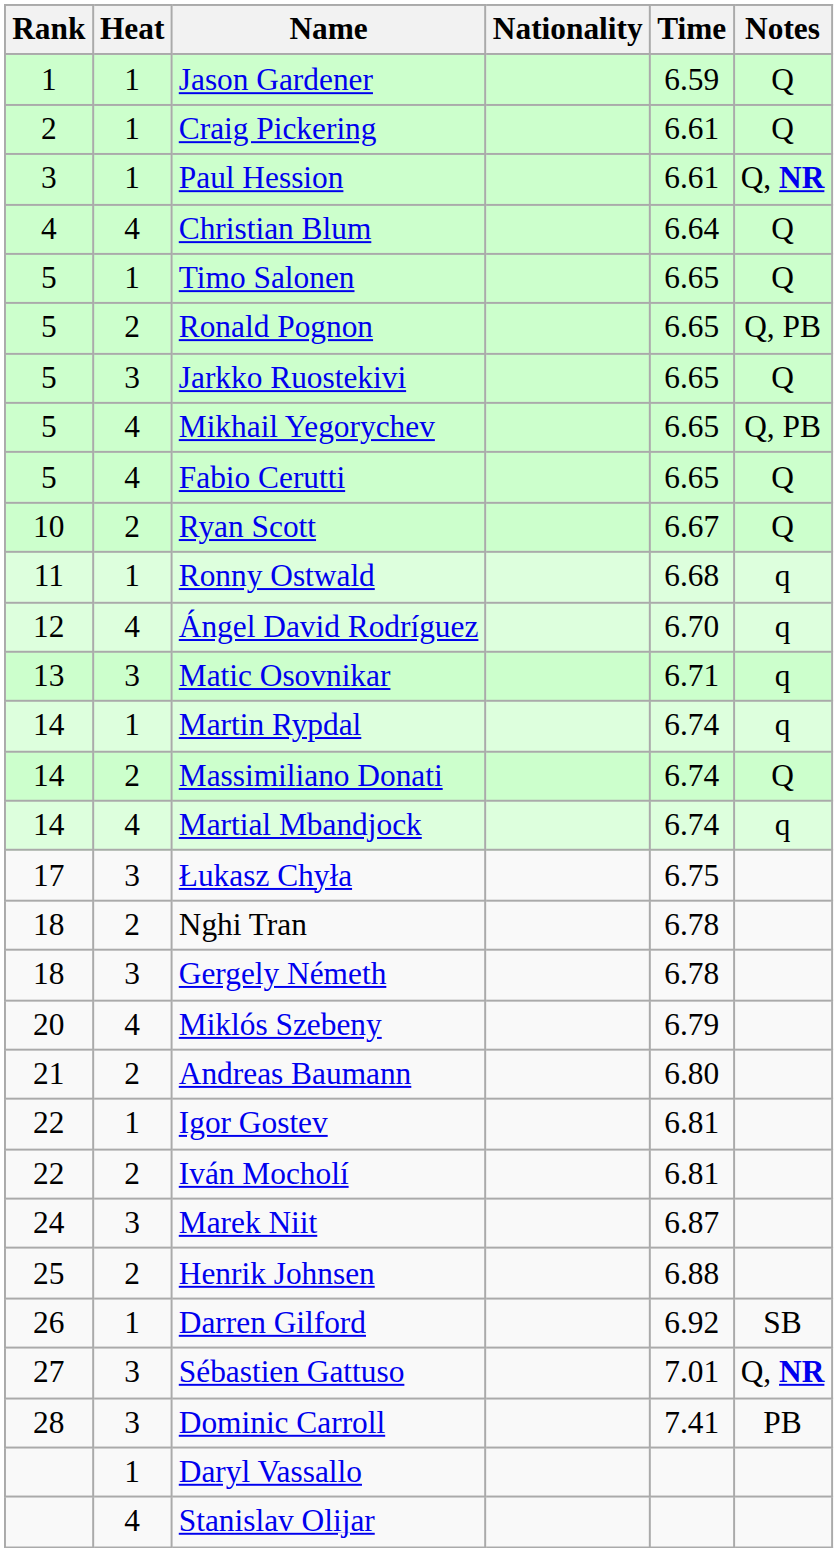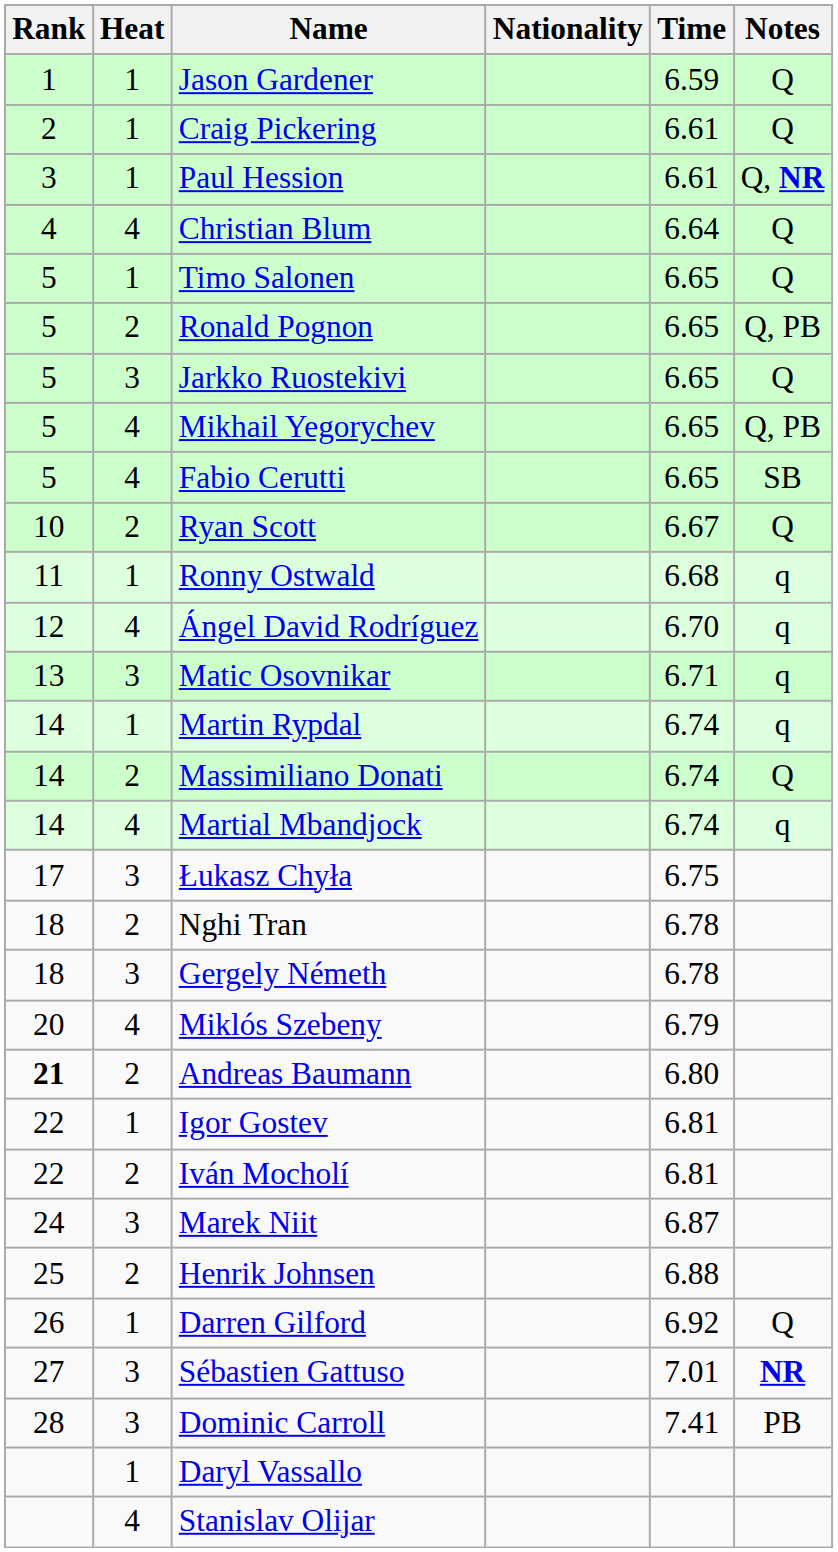(783, 476) Q -> (783, 476) SB
(49, 1073) normal -> (49, 1073) bold
(783, 1322) SB -> (783, 1322) Q
(783, 1372) Q, NR -> (783, 1372) NR
